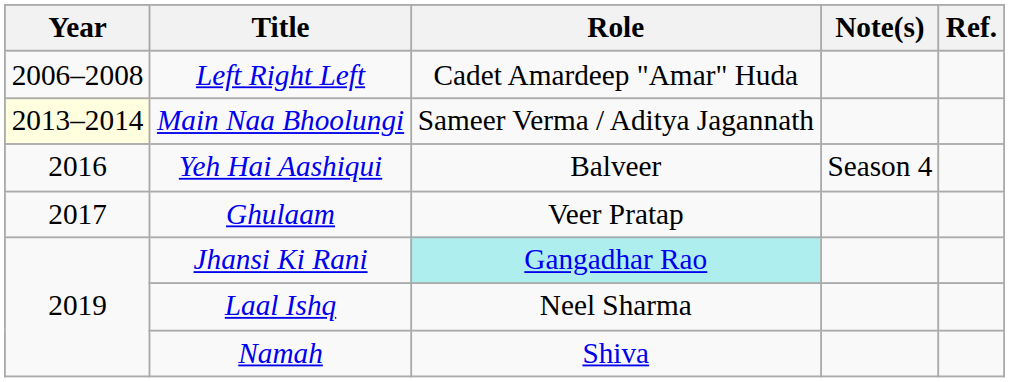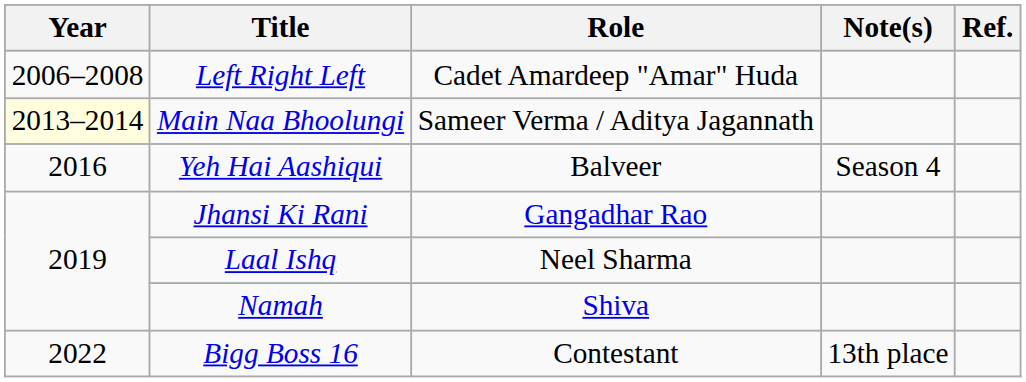- row: (281, 213)
(616, 259) paleturquoise background -> (616, 213) no background
+ row: (281, 352)
